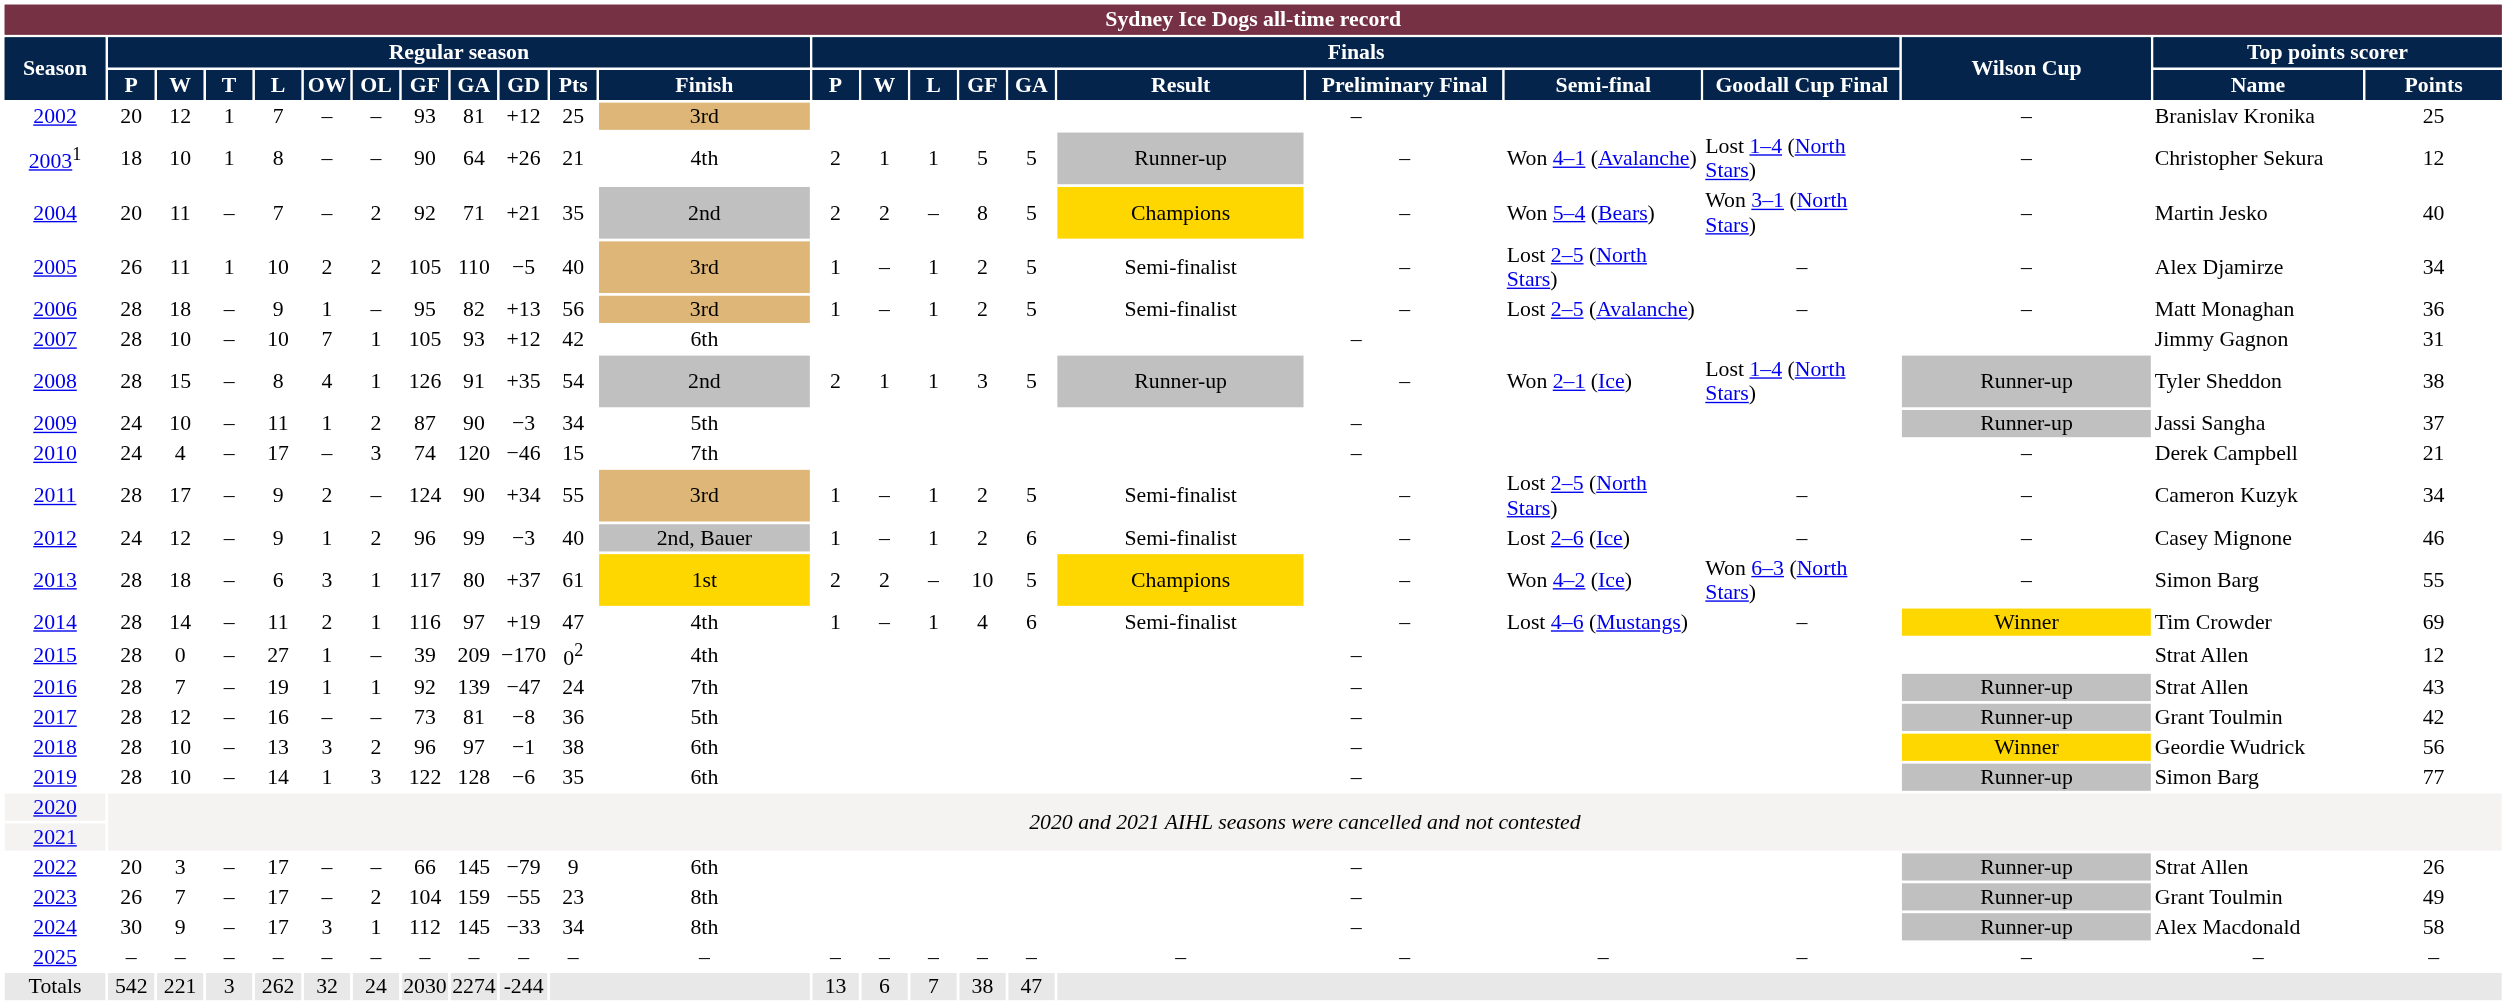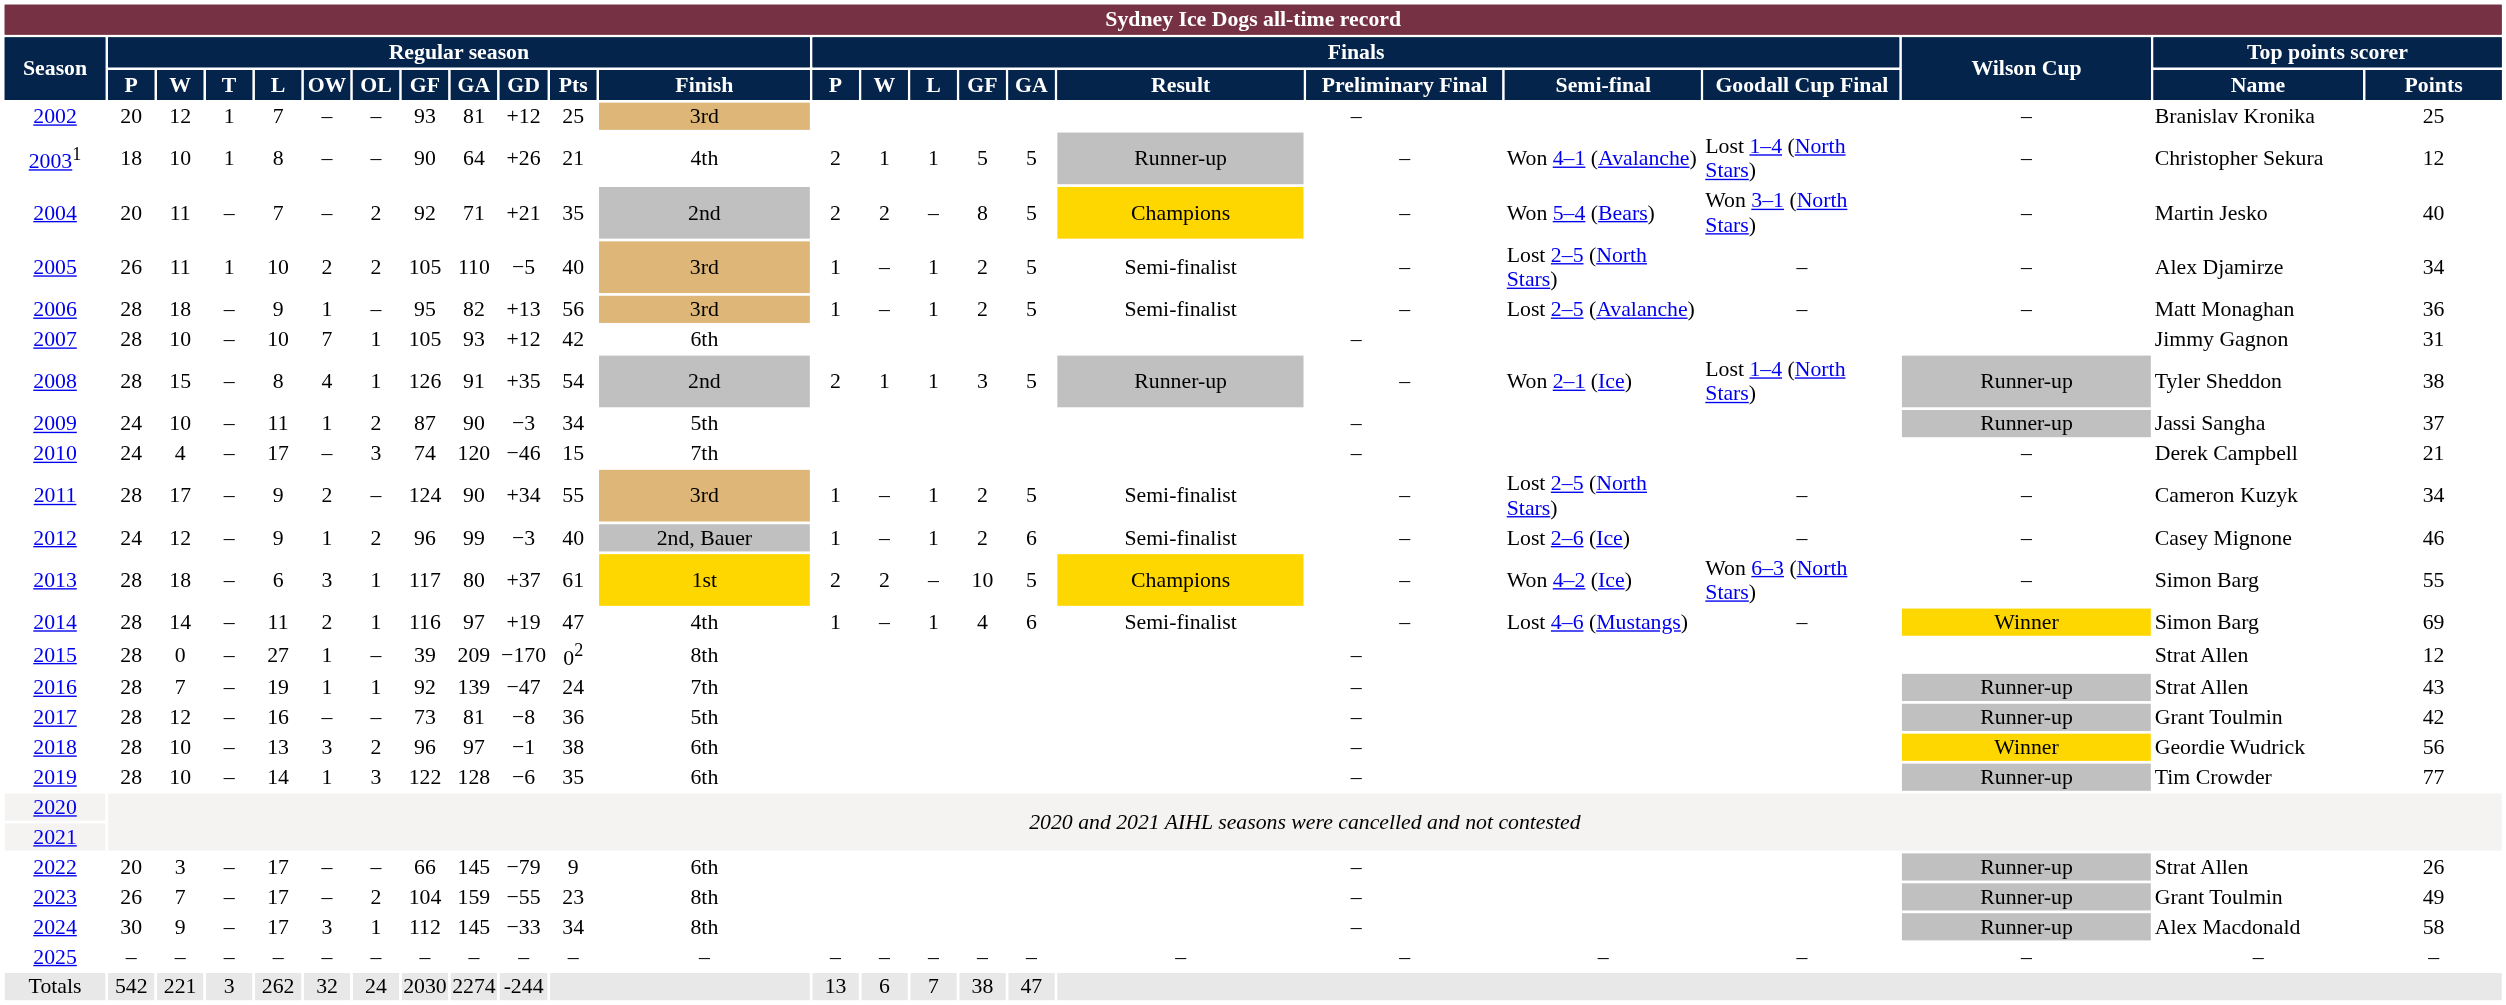(2213, 621) Tim Crowder -> (2207, 621) Simon Barg
(704, 654) 4th -> (704, 654) 8th
(2207, 777) Simon Barg -> (2213, 777) Tim Crowder
